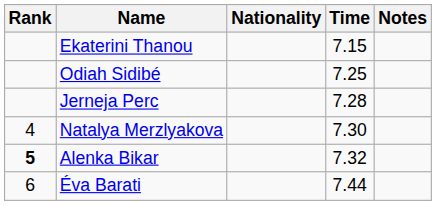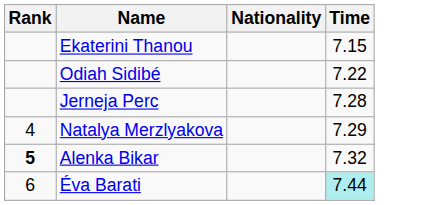- column: (403, 18)
(350, 74) 7.25 -> (350, 74) 7.22
(350, 130) 7.30 -> (350, 130) 7.29
(350, 185) no background -> (350, 185) paleturquoise background
